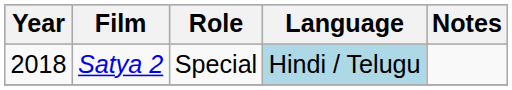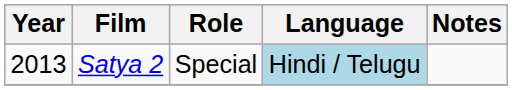(39, 64) 2018 -> (39, 64) 2013
